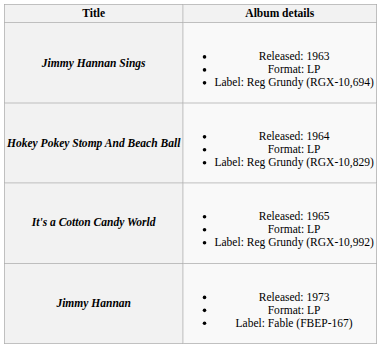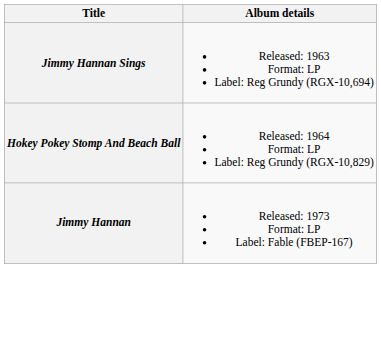- row: (94, 223)
